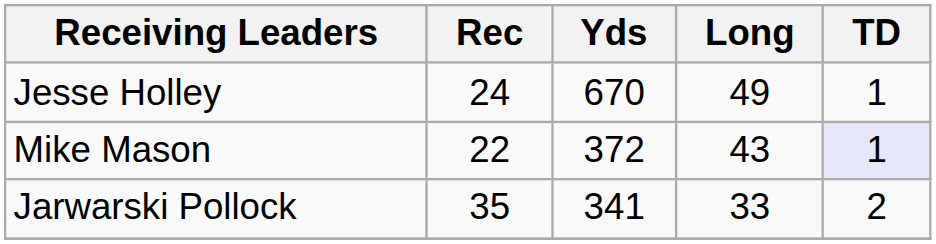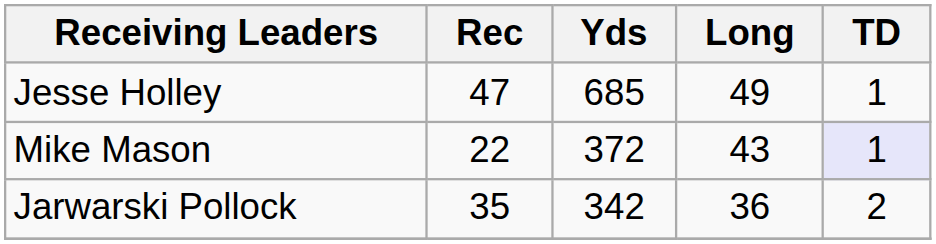(490, 91) 24 -> (490, 91) 47
(614, 91) 670 -> (614, 91) 685
(614, 207) 341 -> (614, 207) 342
(750, 207) 33 -> (750, 207) 36
